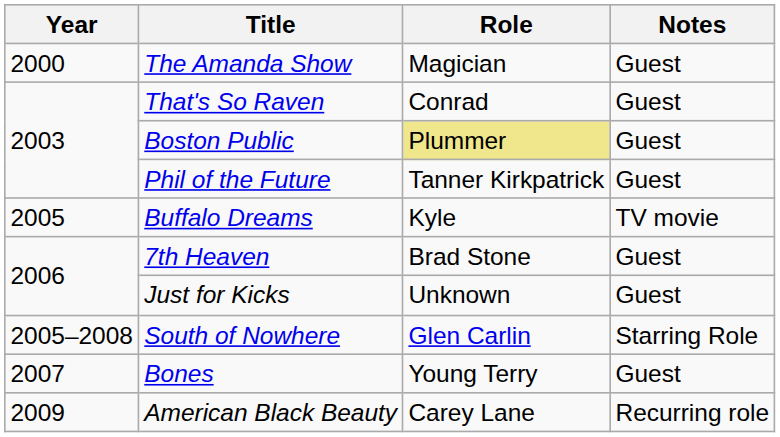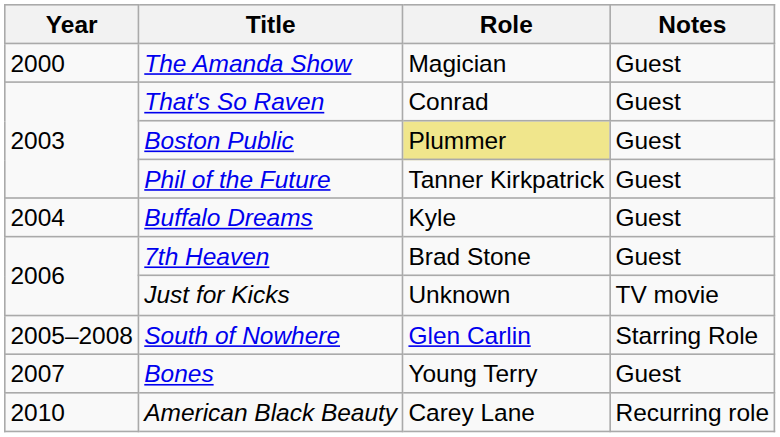(38, 218) 2005 -> (38, 218) 2004
(667, 218) TV movie -> (648, 218) Guest
(648, 296) Guest -> (667, 296) TV movie
(38, 412) 2009 -> (38, 412) 2010
